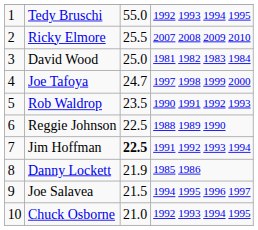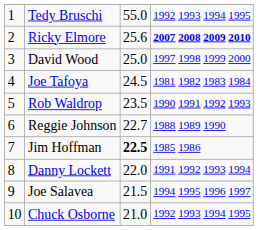(135, 37) 25.5 -> (135, 37) 25.6
(202, 37) normal -> (202, 37) bold
(202, 59) 1981 1982 1983 1984 -> (202, 59) 1997 1998 1999 2000
(135, 81) 24.7 -> (135, 81) 24.5
(202, 81) 1997 1998 1999 2000 -> (202, 81) 1981 1982 1983 1984
(135, 125) 22.5 -> (135, 125) 22.7
(202, 147) 1991 1992 1993 1994 -> (177, 147) 1985 1986
(135, 170) 21.9 -> (135, 170) 22.0
(177, 170) 1985 1986 -> (202, 170) 1991 1992 1993 1994
